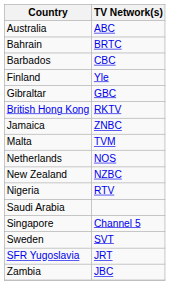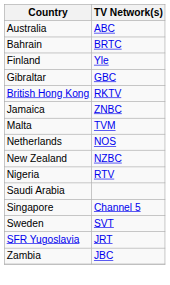- row: (29, 61)
